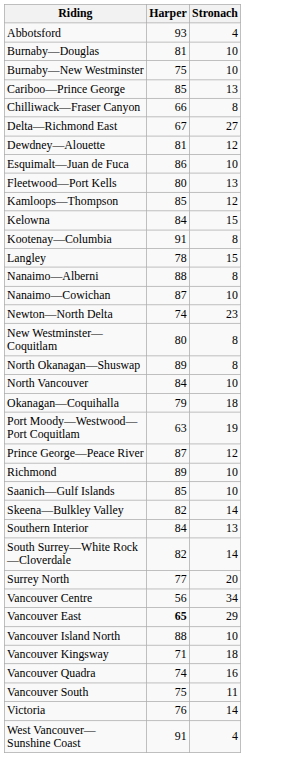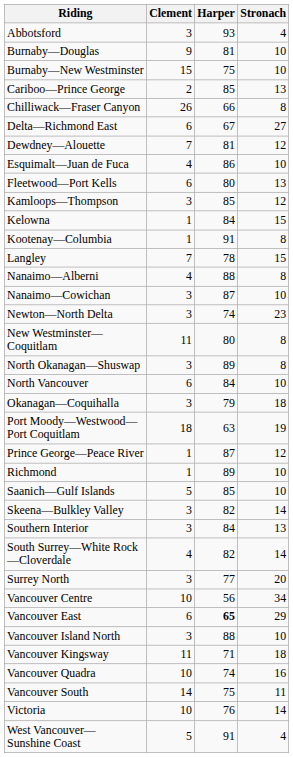+ column: (171, 13)
